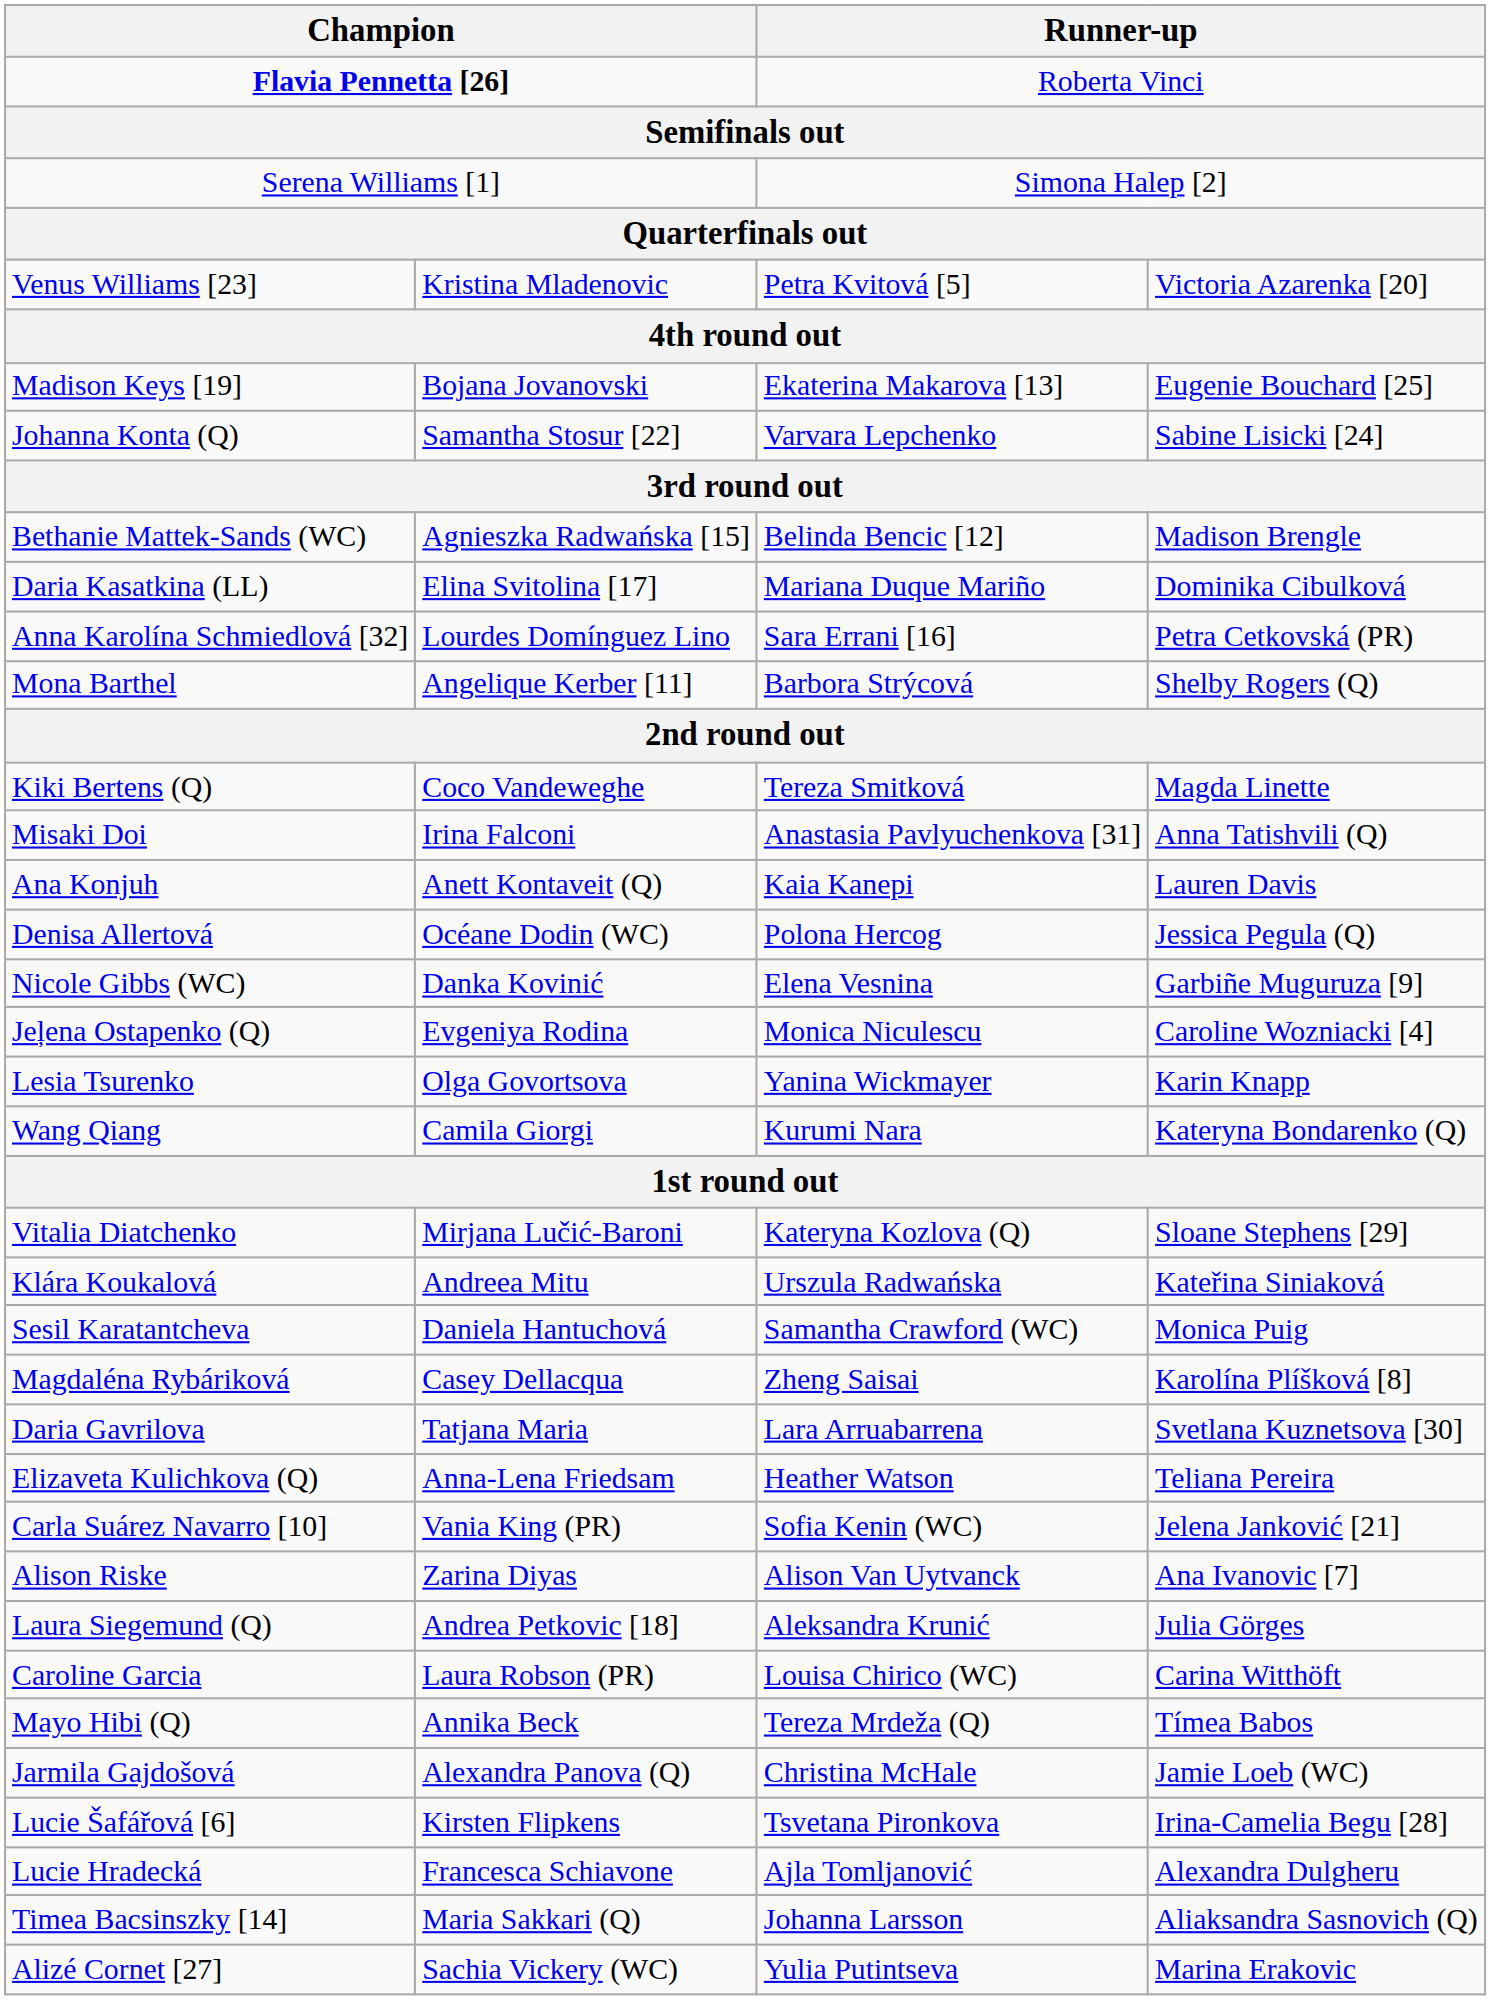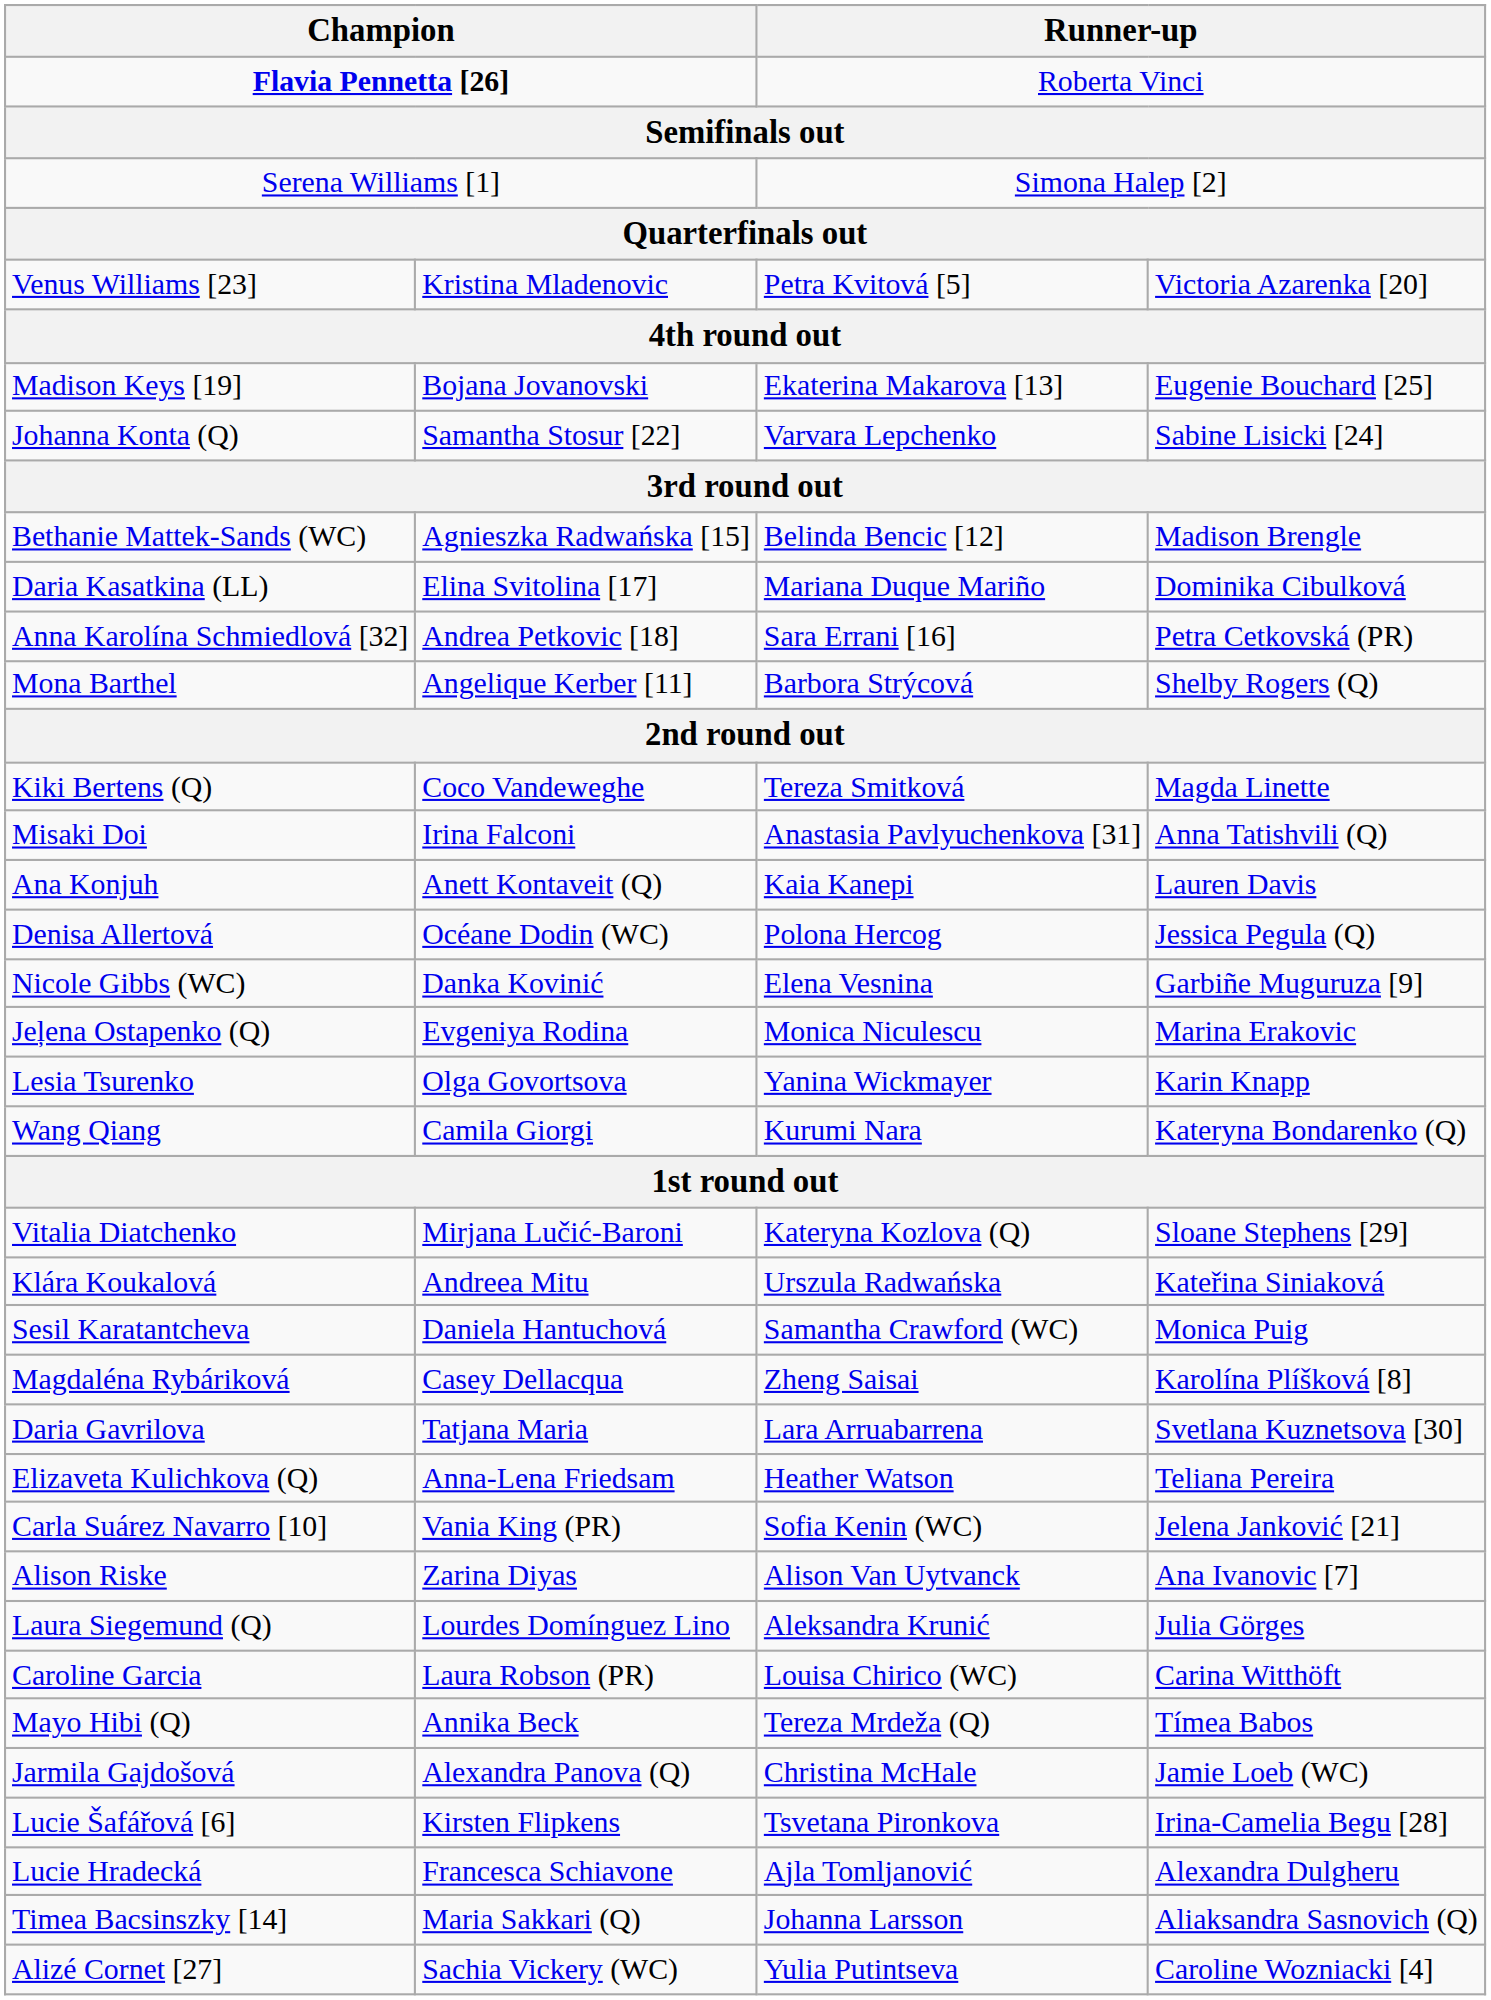(576, 635) Lourdes Domínguez Lino -> (550, 635) Andrea Petkovic [18]
(1294, 1032) Caroline Wozniacki [4] -> (1256, 1032) Marina Erakovic
(550, 1625) Andrea Petkovic [18] -> (576, 1625) Lourdes Domínguez Lino
(1256, 1969) Marina Erakovic -> (1294, 1969) Caroline Wozniacki [4]
